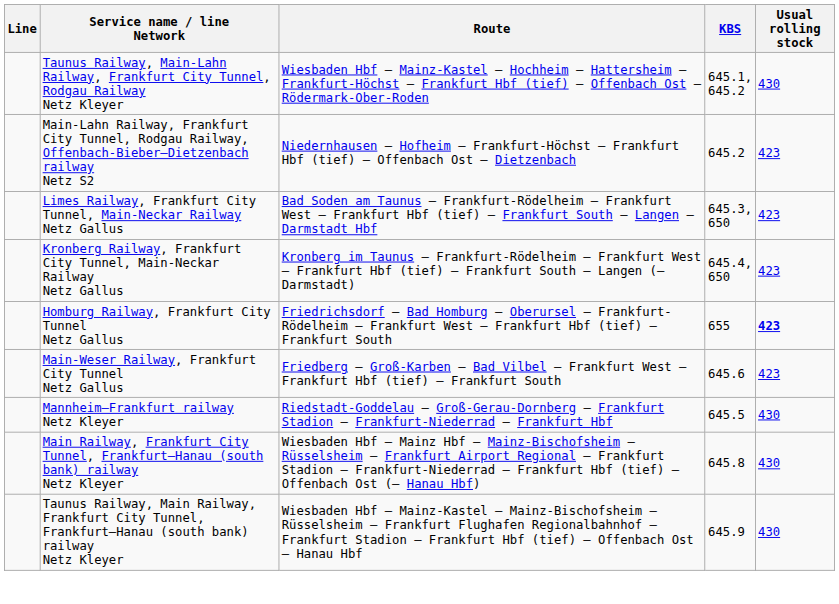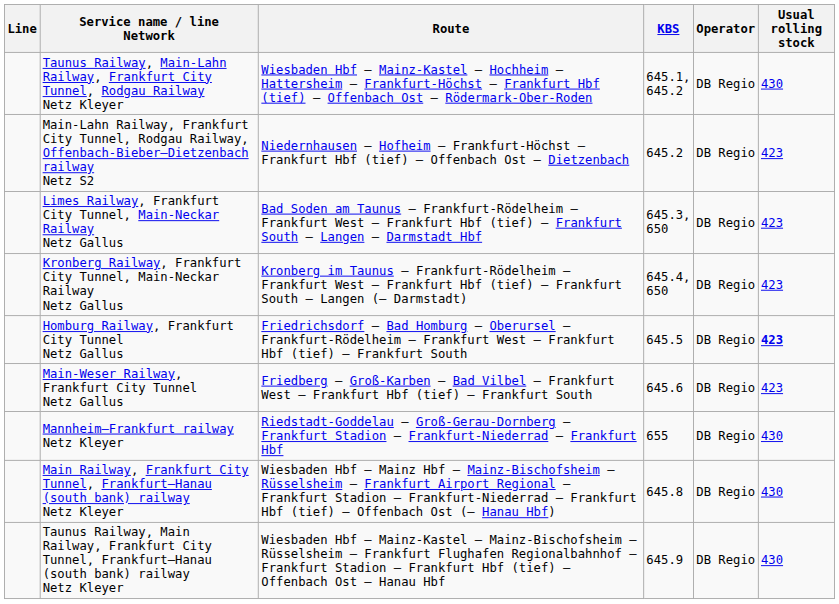+ column: (726, 29)
(719, 326) 655 -> (665, 340) 645.5
(726, 415) 645.5 -> (657, 436) 655
